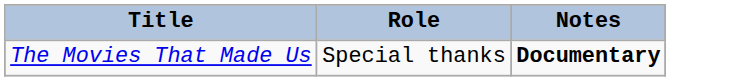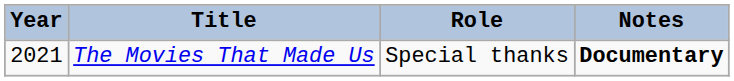+ column: (36, 23)
